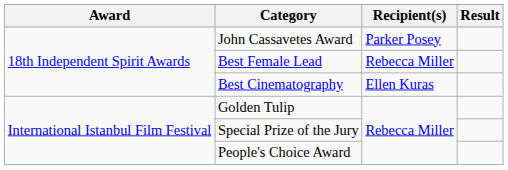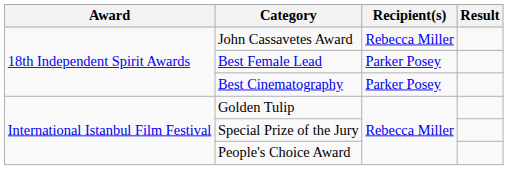(403, 38) Parker Posey -> (410, 38) Rebecca Miller
(410, 61) Rebecca Miller -> (403, 61) Parker Posey
(400, 84) Ellen Kuras -> (403, 84) Parker Posey
